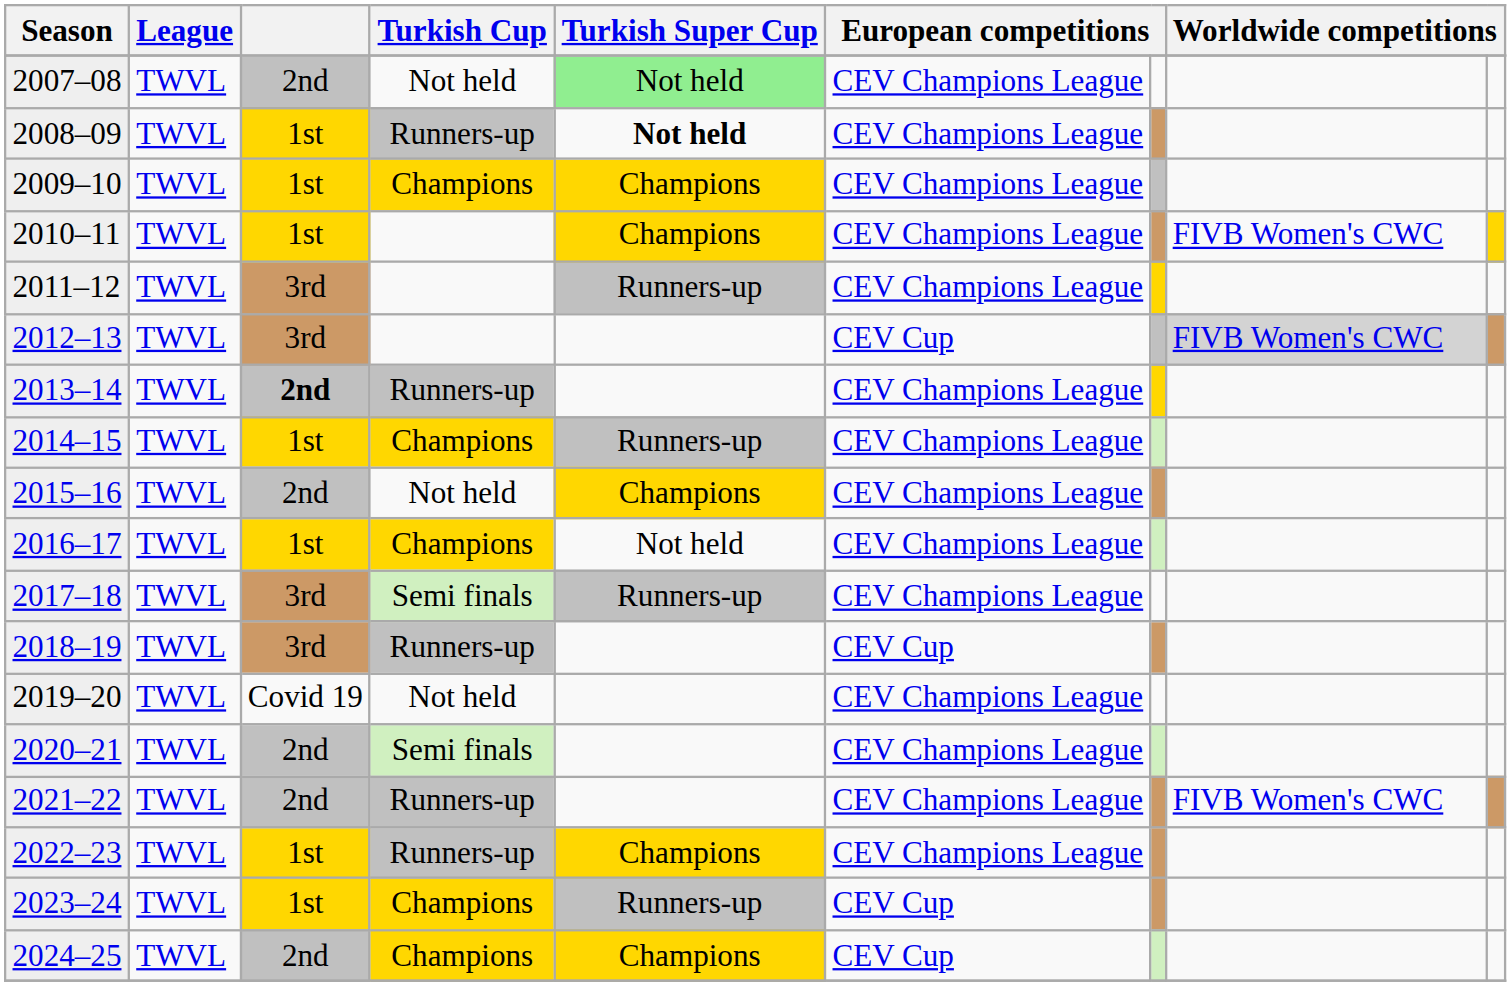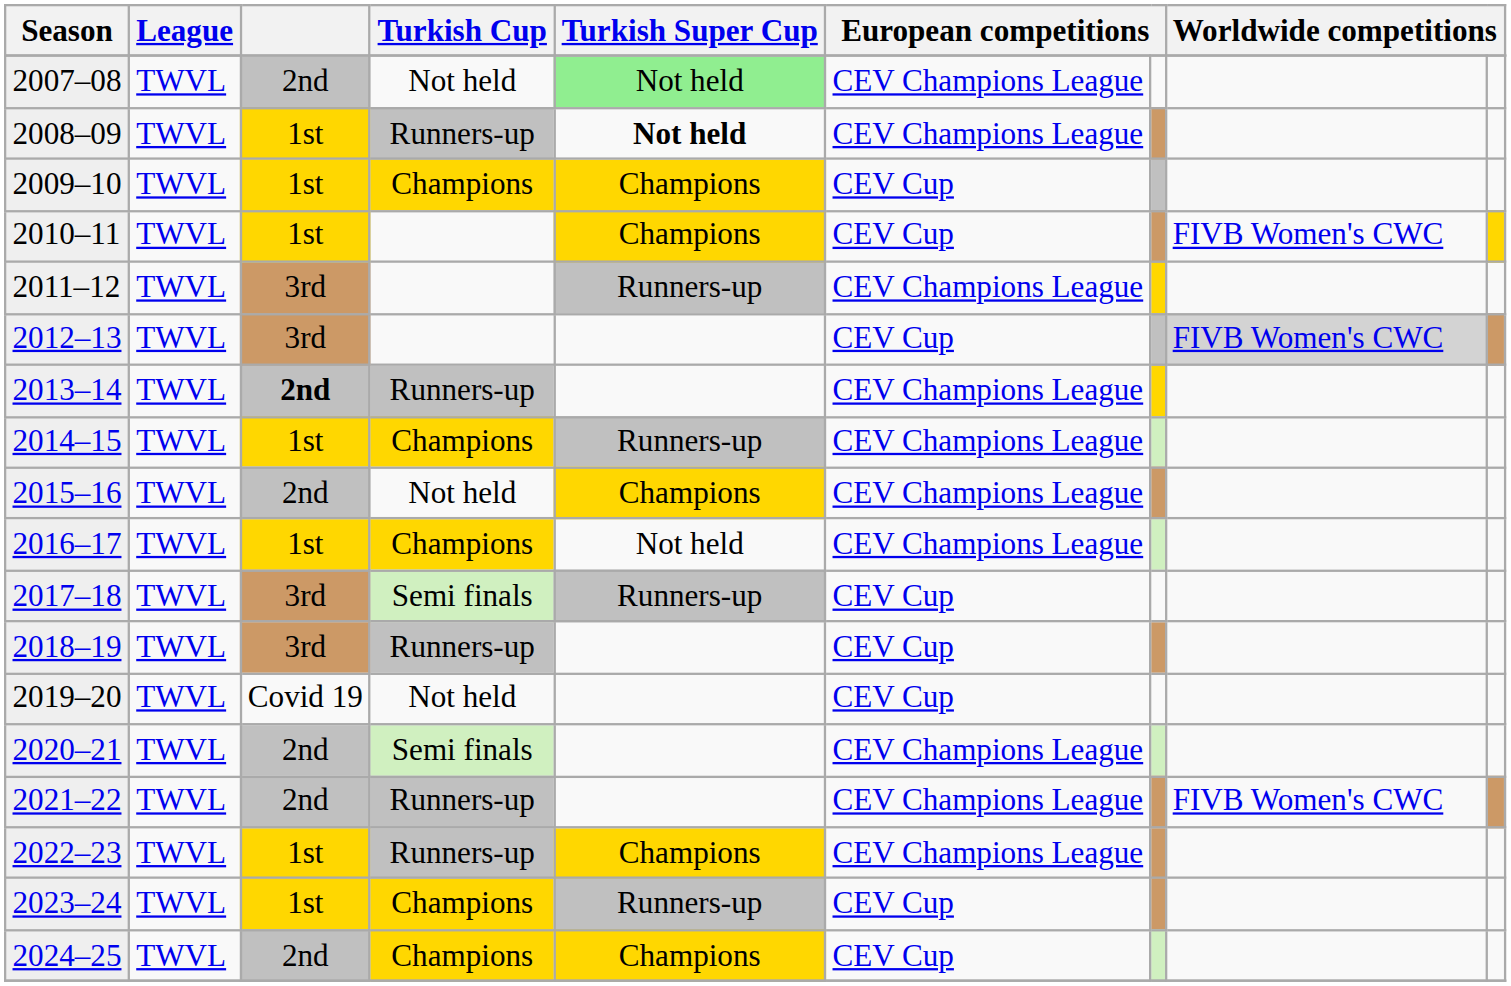(988, 183) CEV Champions League -> (893, 183) CEV Cup
(988, 235) CEV Champions League -> (893, 235) CEV Cup
(988, 594) CEV Champions League -> (893, 594) CEV Cup
(988, 697) CEV Champions League -> (893, 697) CEV Cup
